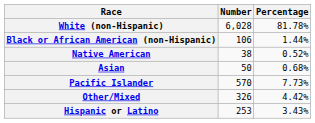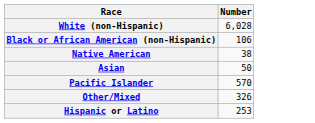- column: (282, 11)
